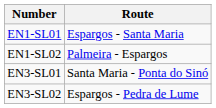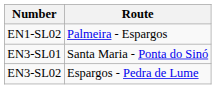- row: (34, 34)
